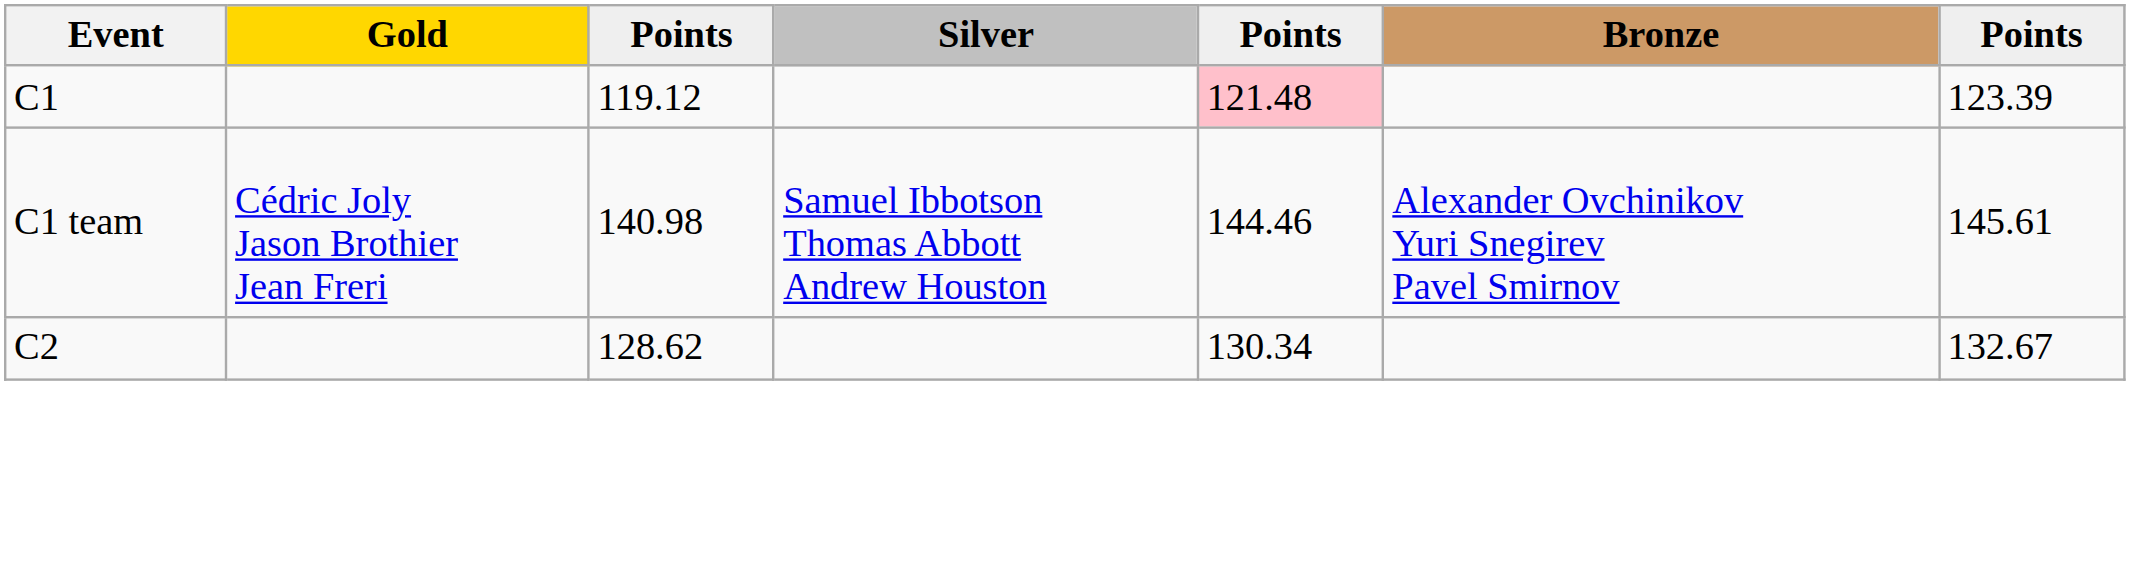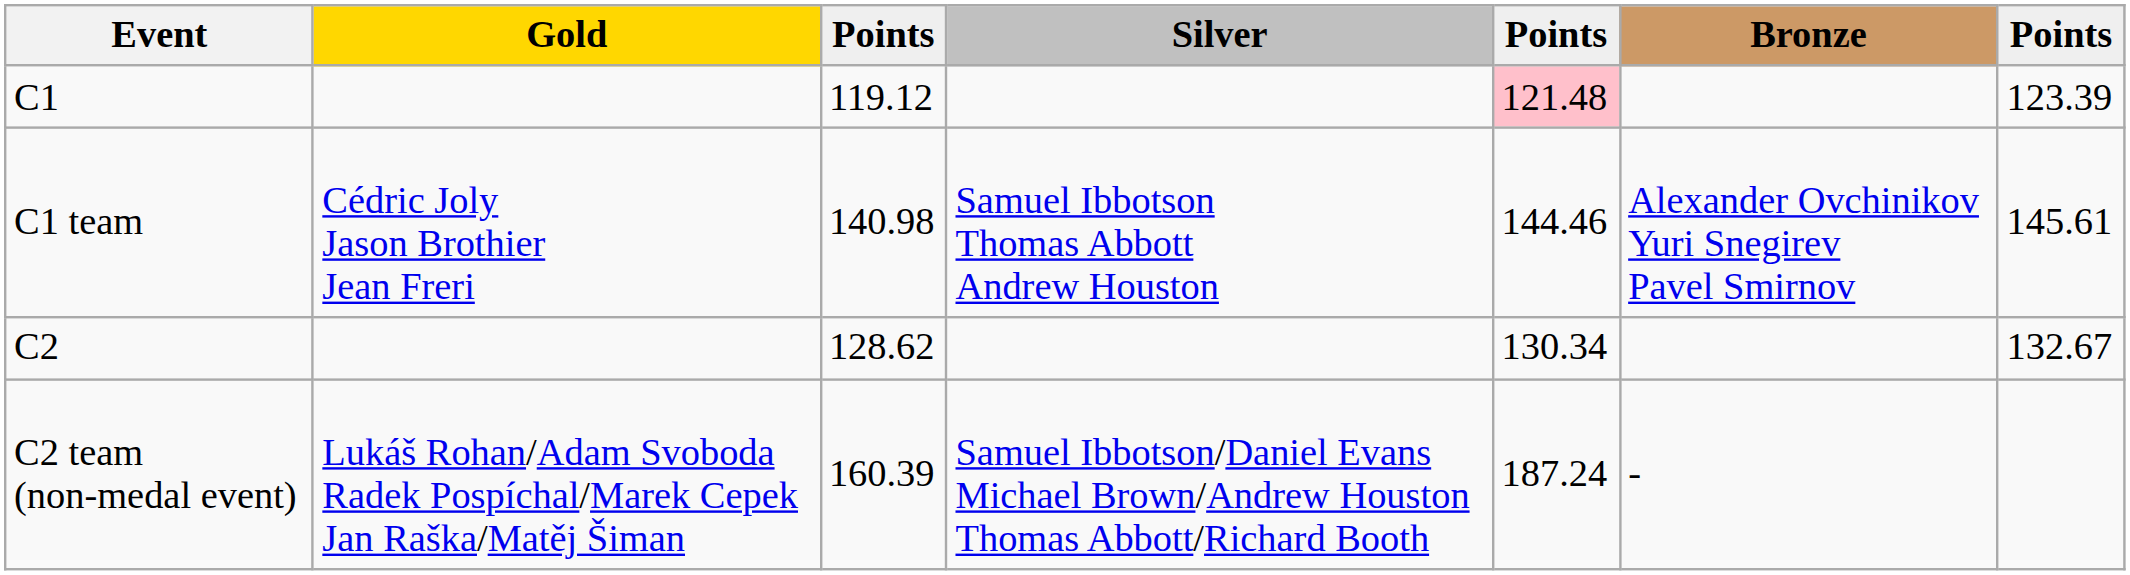+ row: (155, 472)
